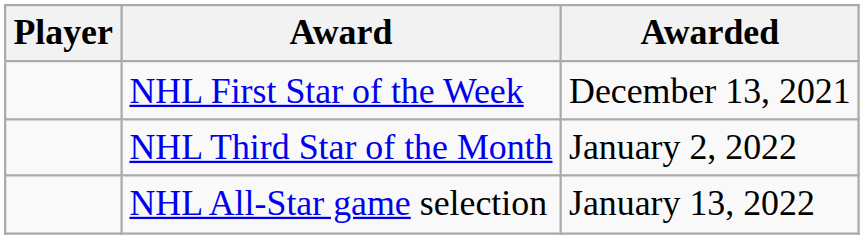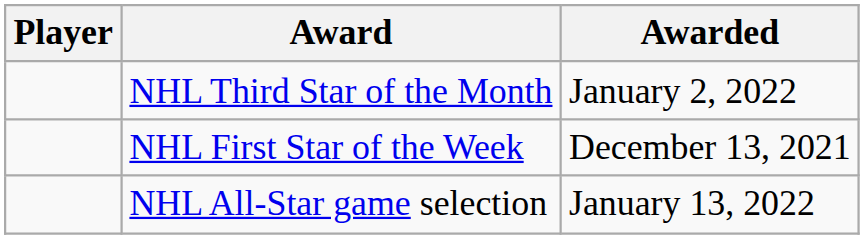rows swapped: (327, 89) <-> (341, 146)
